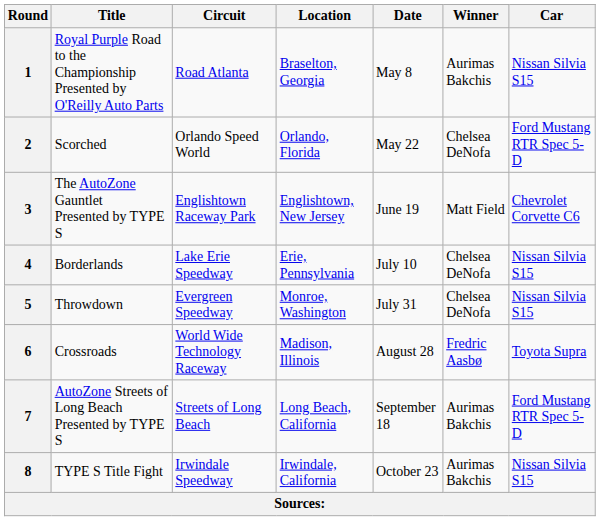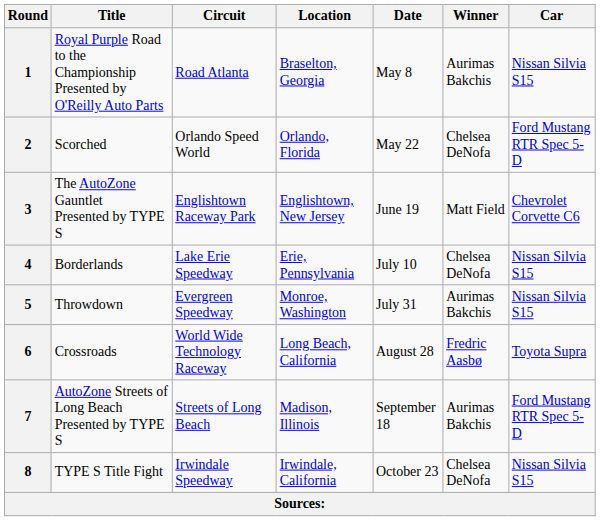(468, 304) Chelsea DeNofa -> (470, 304) Aurimas Bakchis
(306, 352) Madison, Illinois -> (315, 352) Long Beach, California
(315, 416) Long Beach, California -> (306, 416) Madison, Illinois
(470, 472) Aurimas Bakchis -> (468, 472) Chelsea DeNofa
